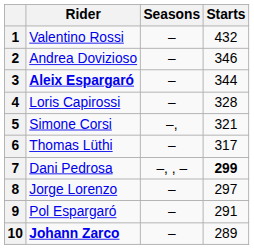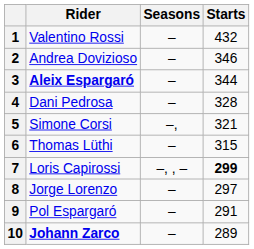(75, 102) Loris Capirossi -> (71, 102) Dani Pedrosa
(226, 146) 317 -> (226, 146) 315
(71, 168) Dani Pedrosa -> (75, 168) Loris Capirossi
